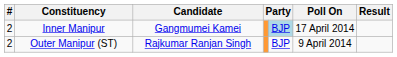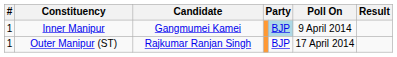(9, 28) 2 -> (9, 28) 1
(325, 28) 17 April 2014 -> (325, 28) 9 April 2014
(9, 44) 2 -> (9, 44) 1
(325, 44) 9 April 2014 -> (325, 44) 17 April 2014
